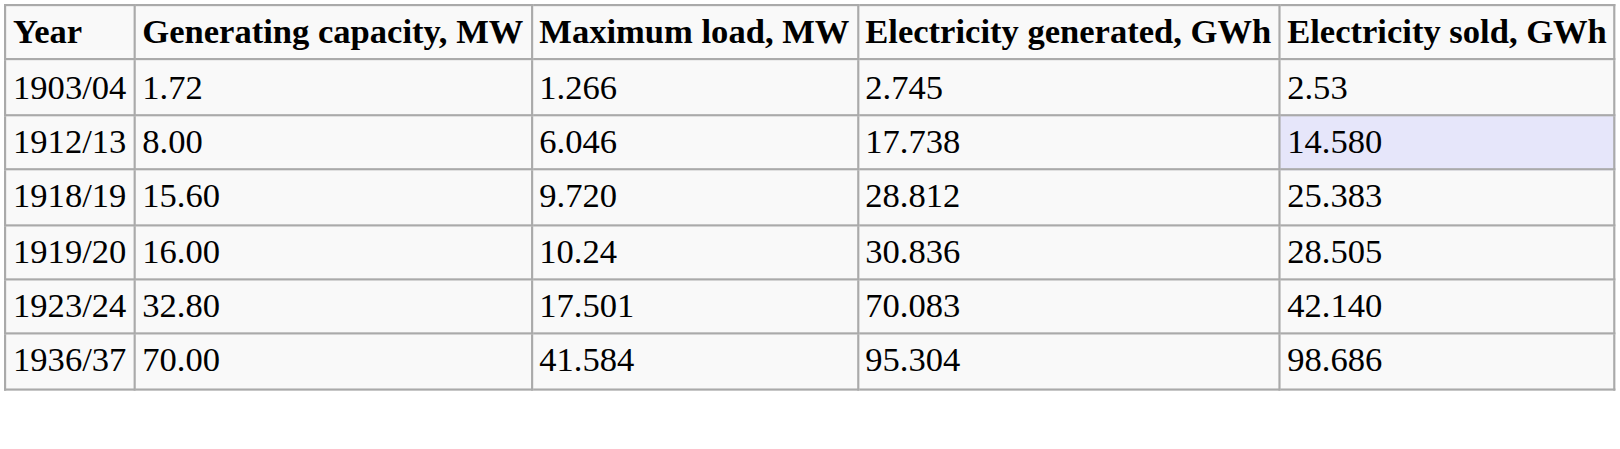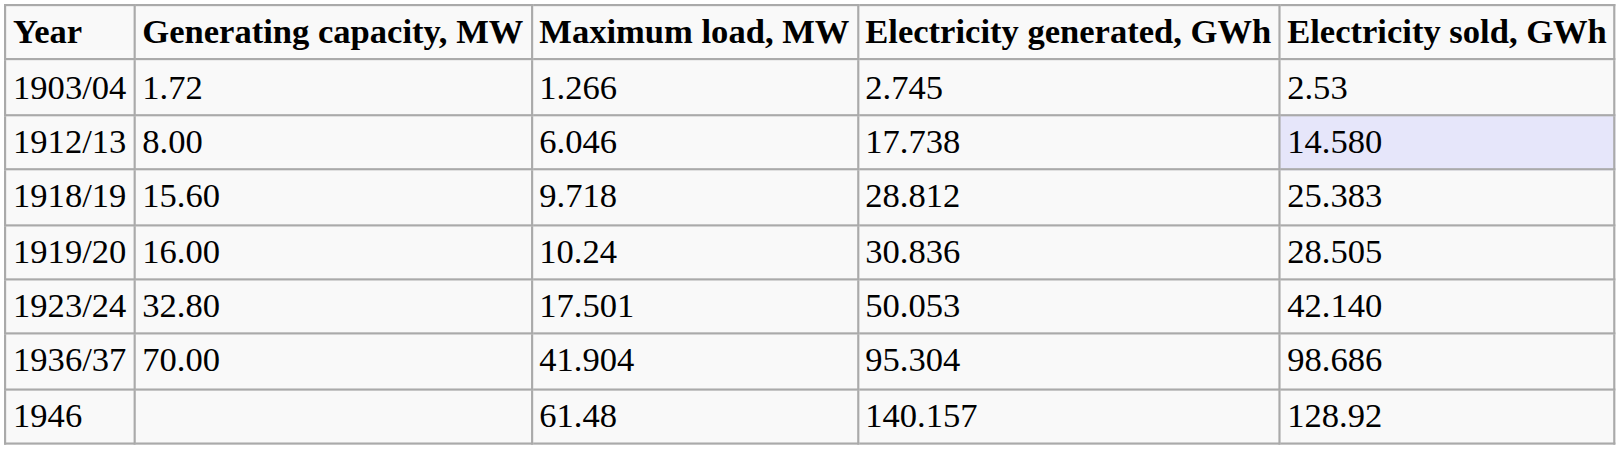(578, 196) 9.720 -> (578, 196) 9.718
(913, 305) 70.083 -> (913, 305) 50.053
(587, 360) 41.584 -> (587, 360) 41.904
+ row: (48, 415)
